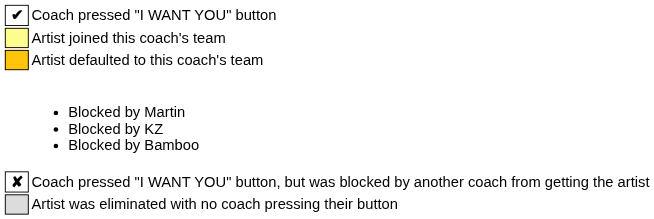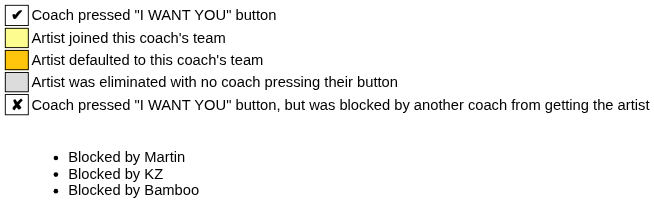rows swapped: (215, 204) <-> (340, 129)
